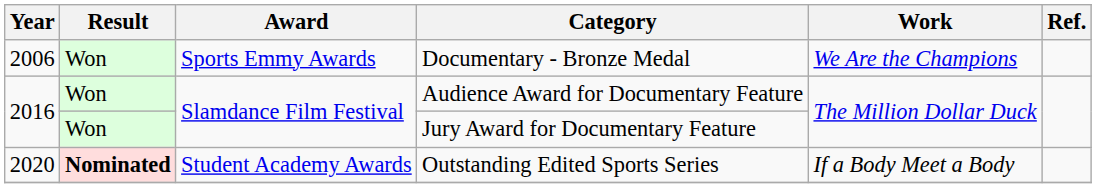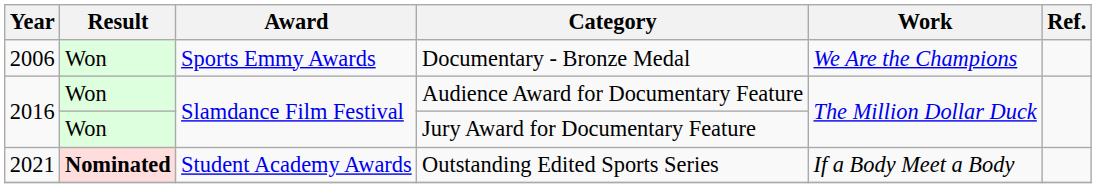(32, 164) 2020 -> (32, 164) 2021
